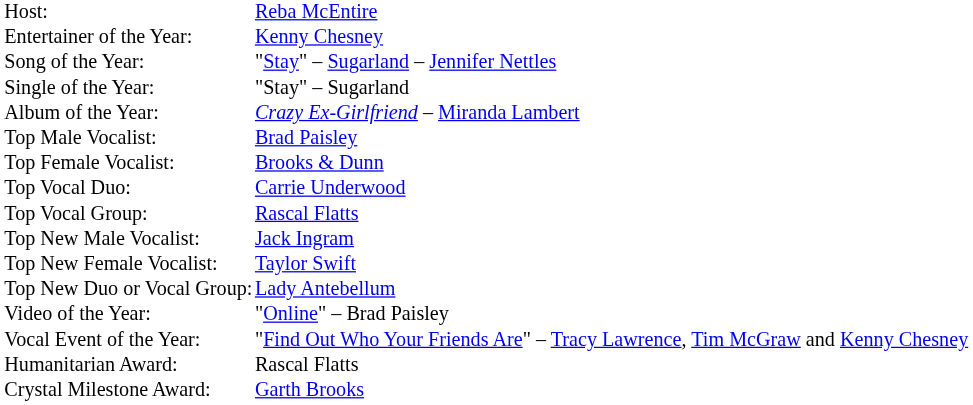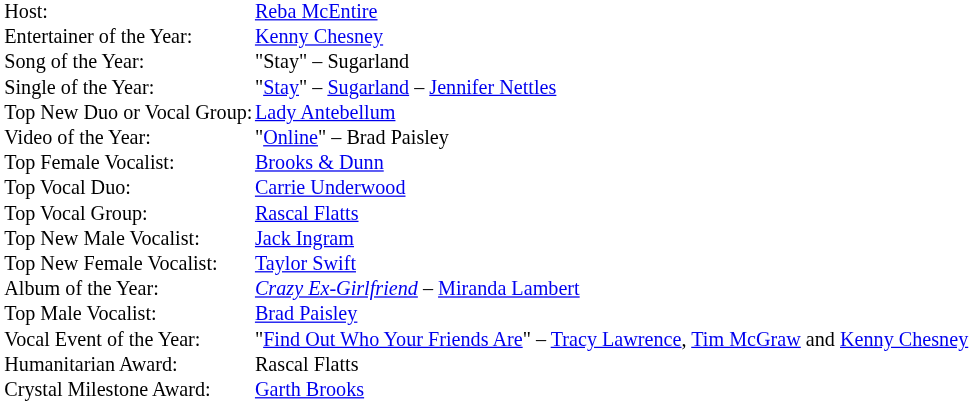(406, 61) "Stay" – Sugarland – Jennifer Nettles -> (332, 61) "Stay" – Sugarland
(332, 87) "Stay" – Sugarland -> (406, 87) "Stay" – Sugarland – Jennifer Nettles
rows swapped: (82, 112) <-> (128, 288)
rows swapped: (80, 137) <-> (78, 313)
